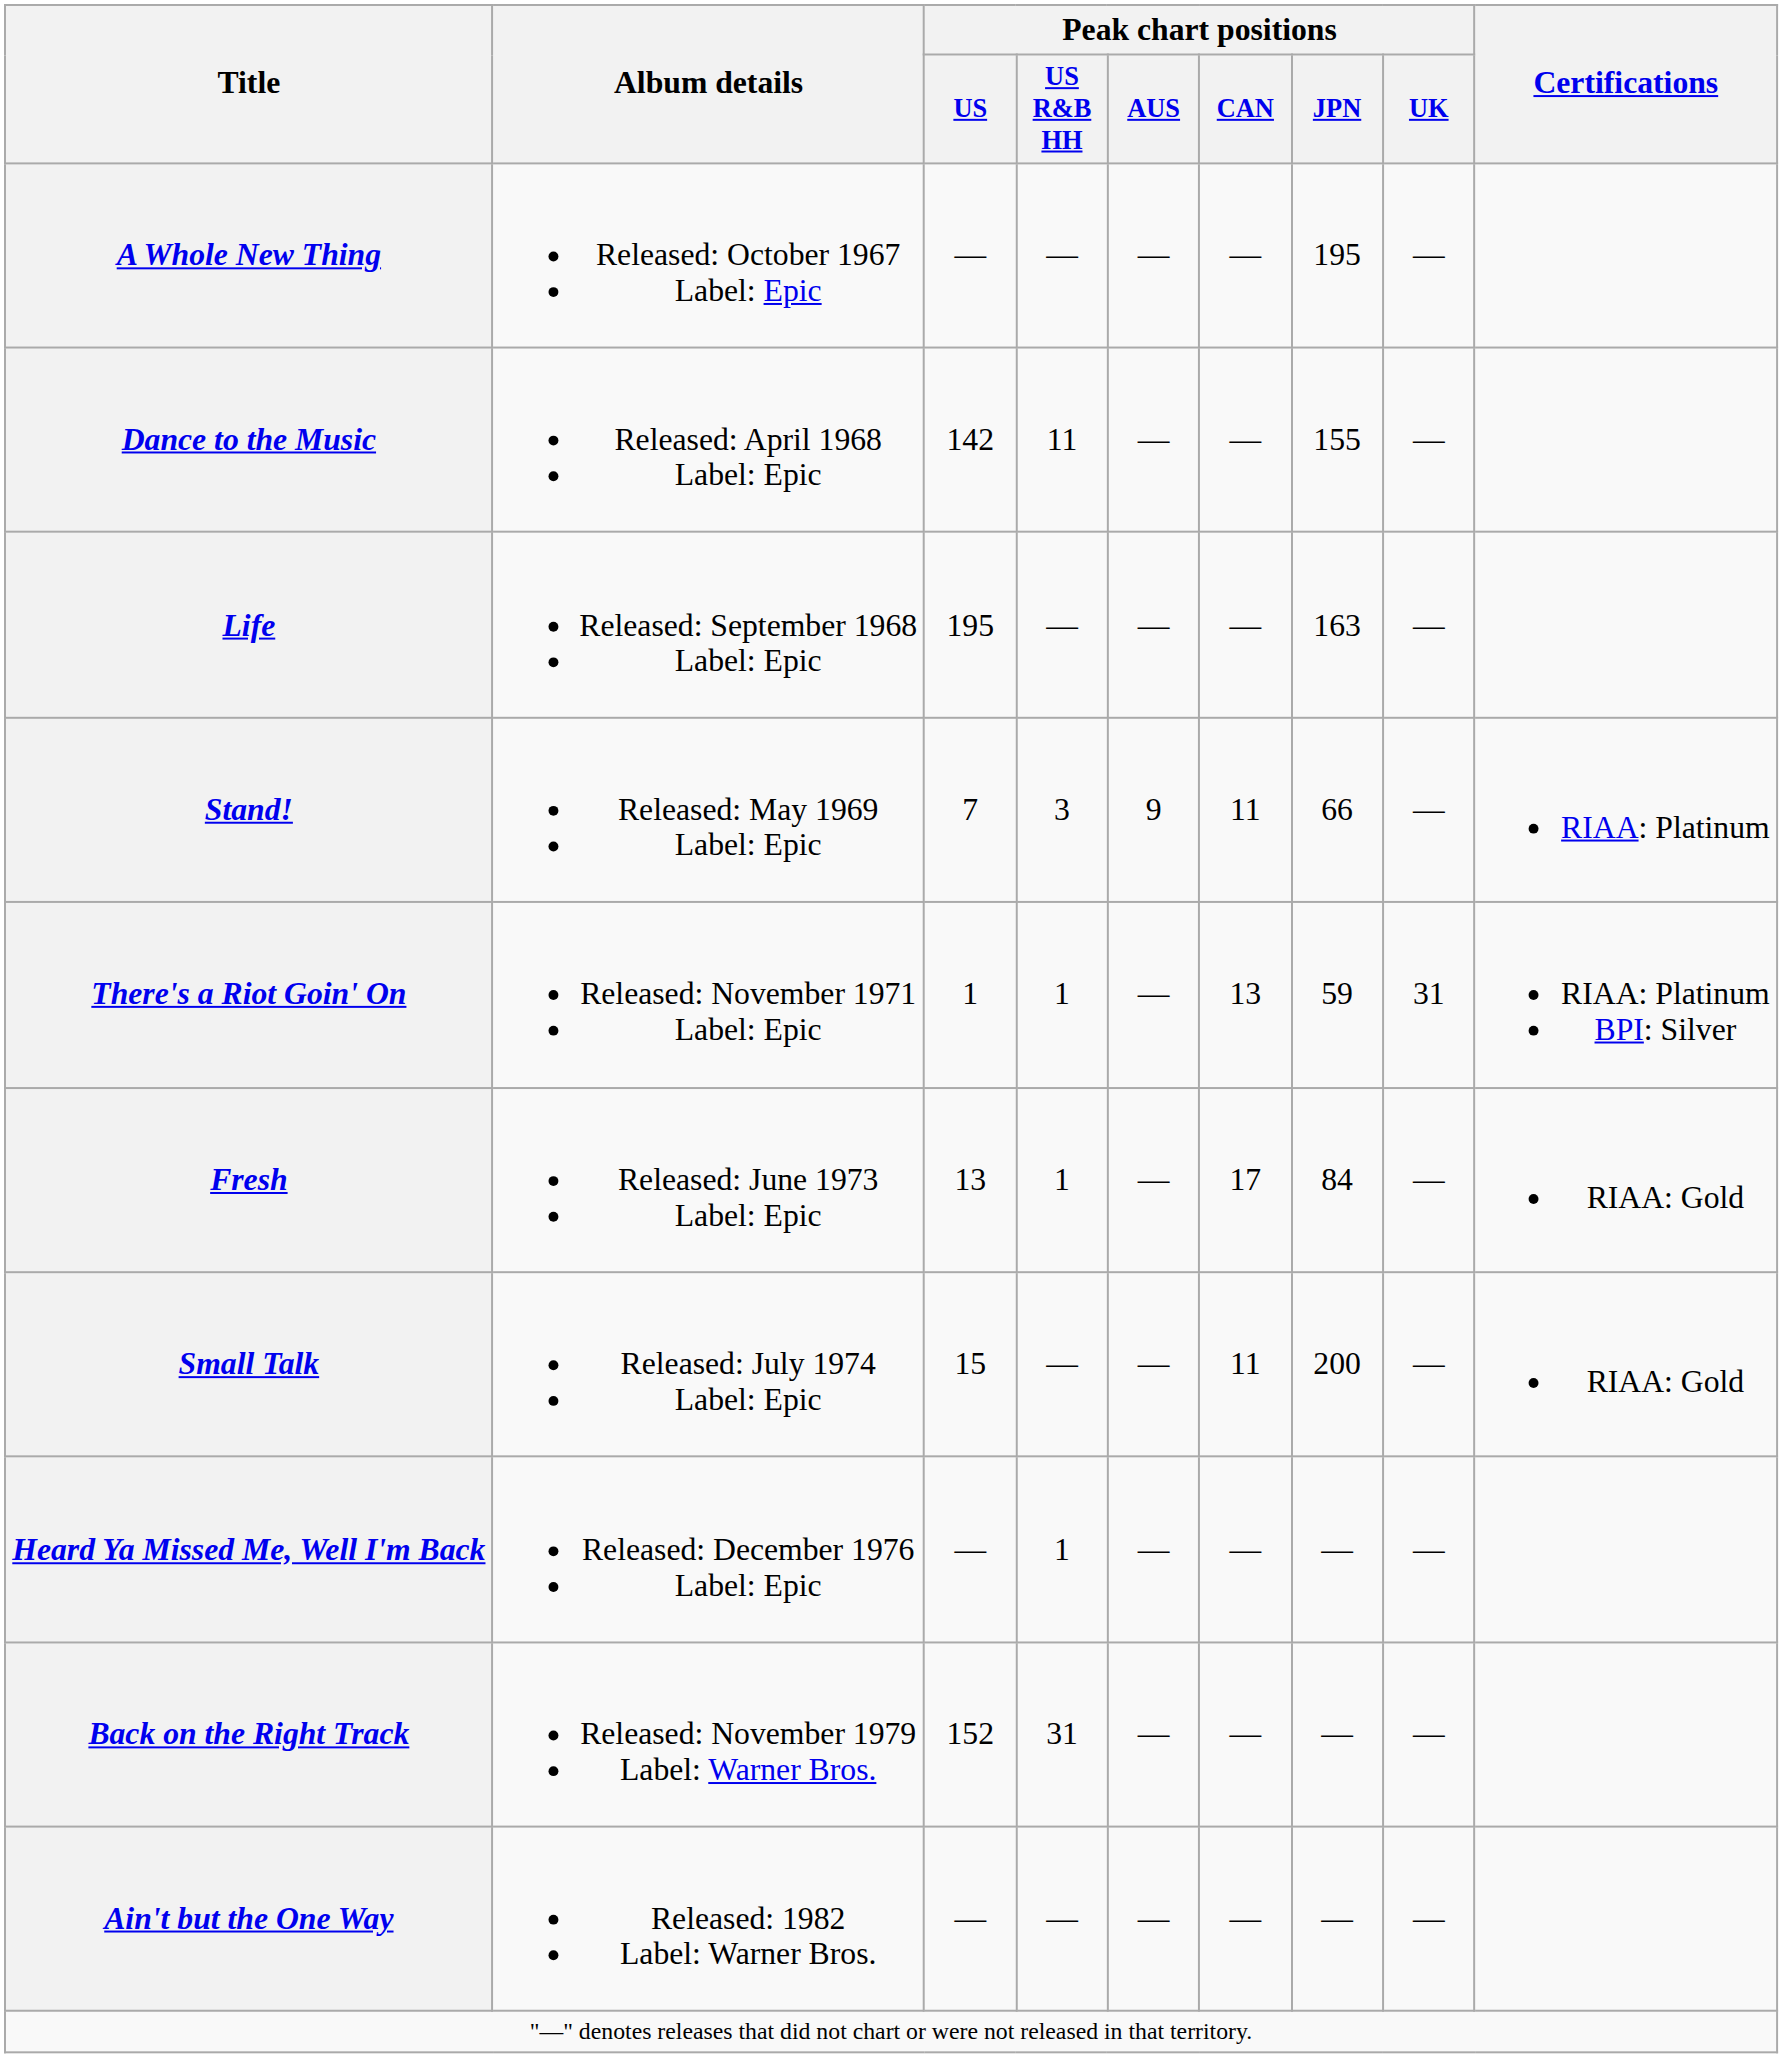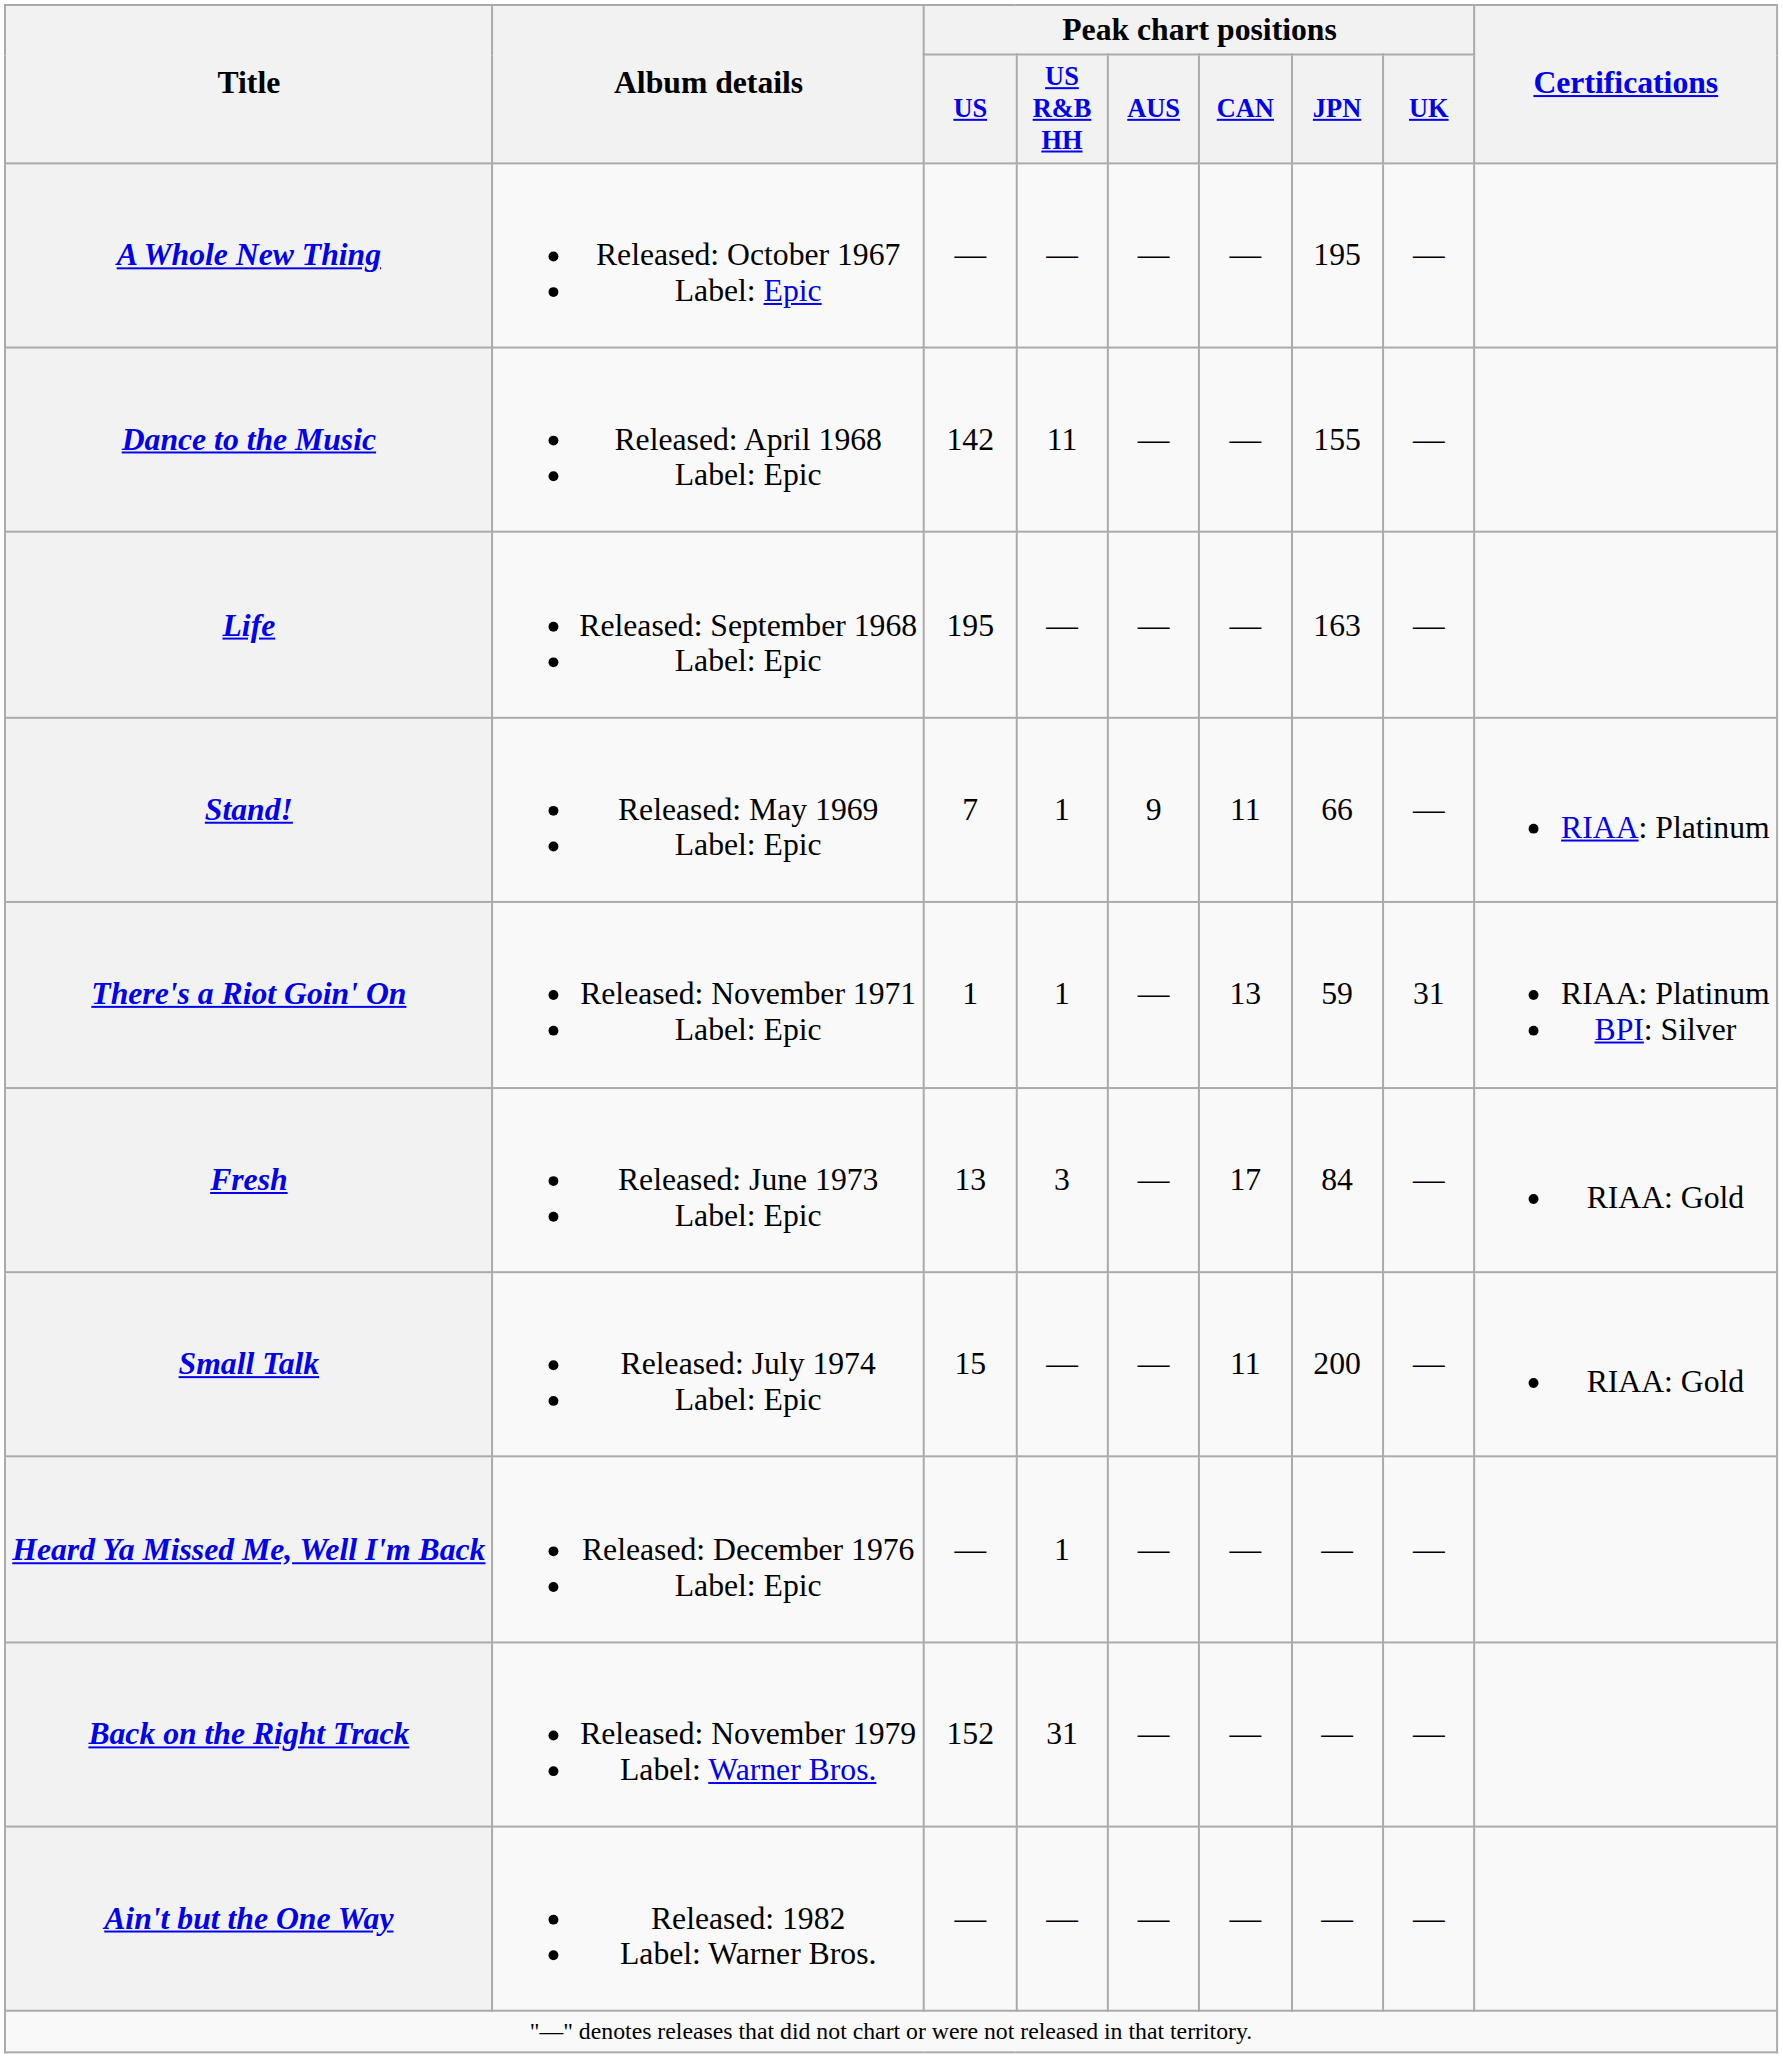(1062, 809) 3 -> (1062, 809) 1
(1062, 1179) 1 -> (1062, 1179) 3
